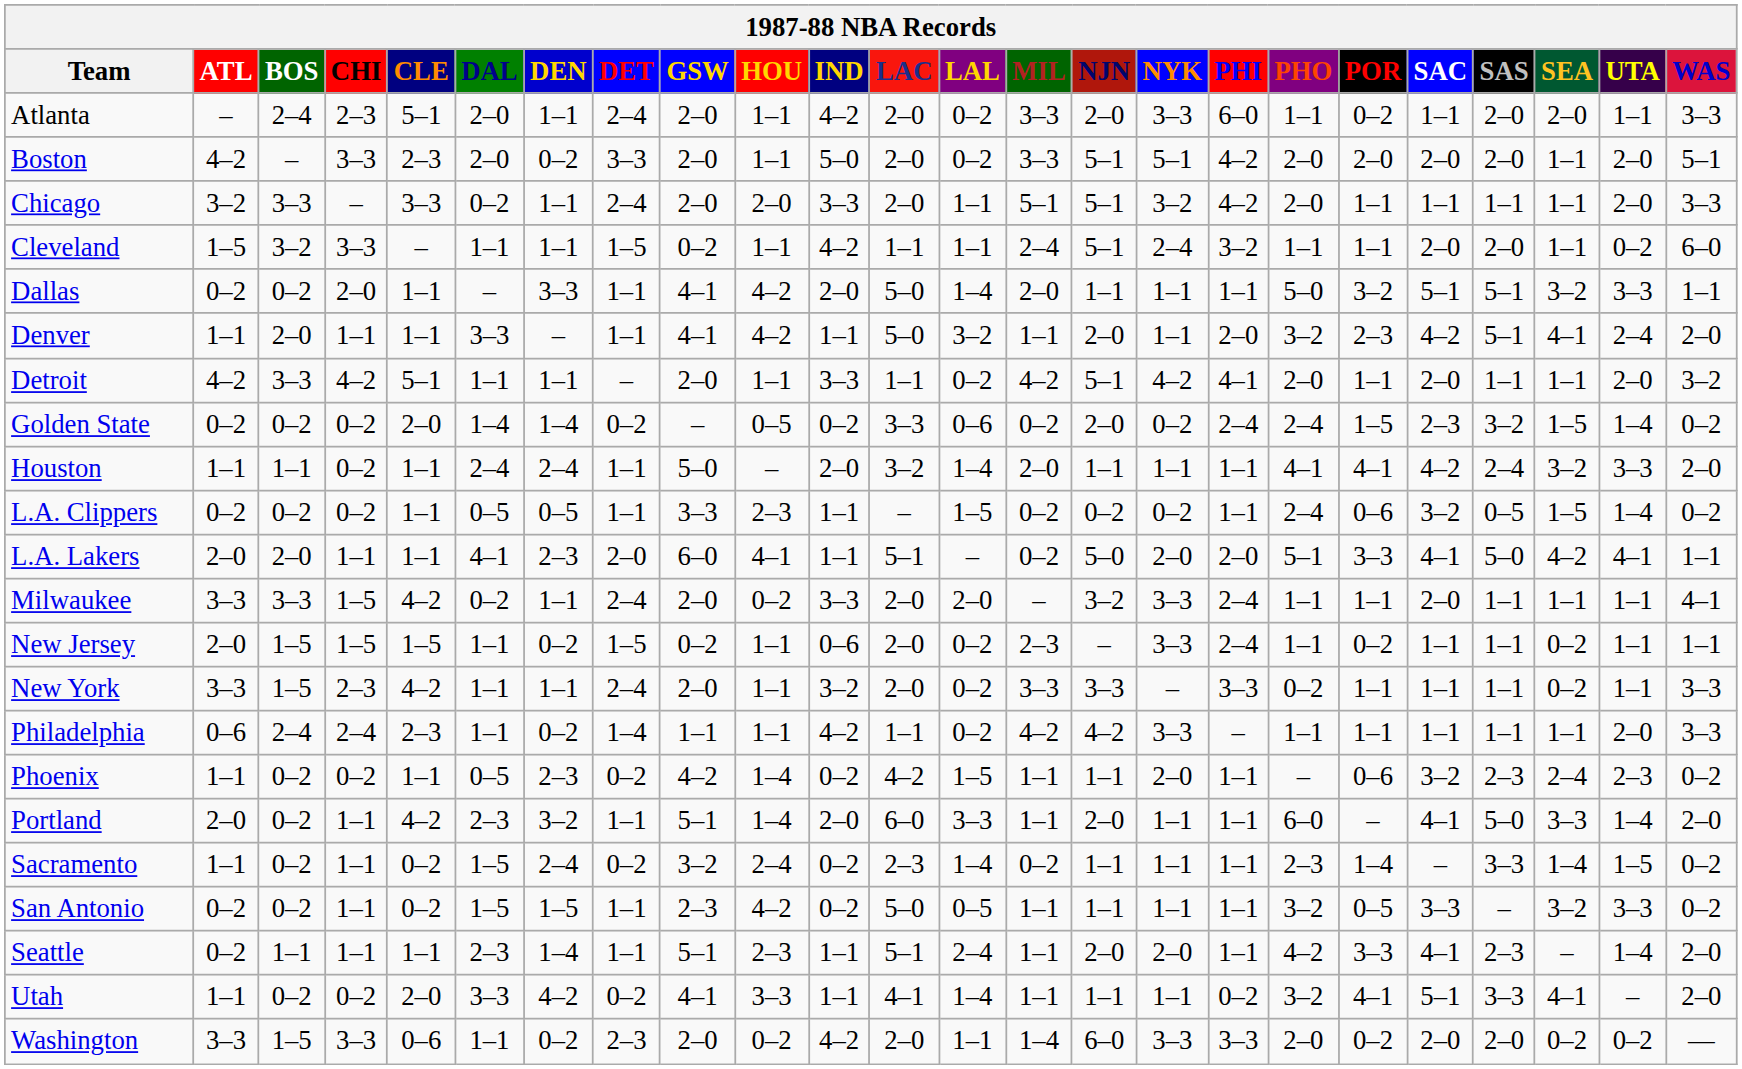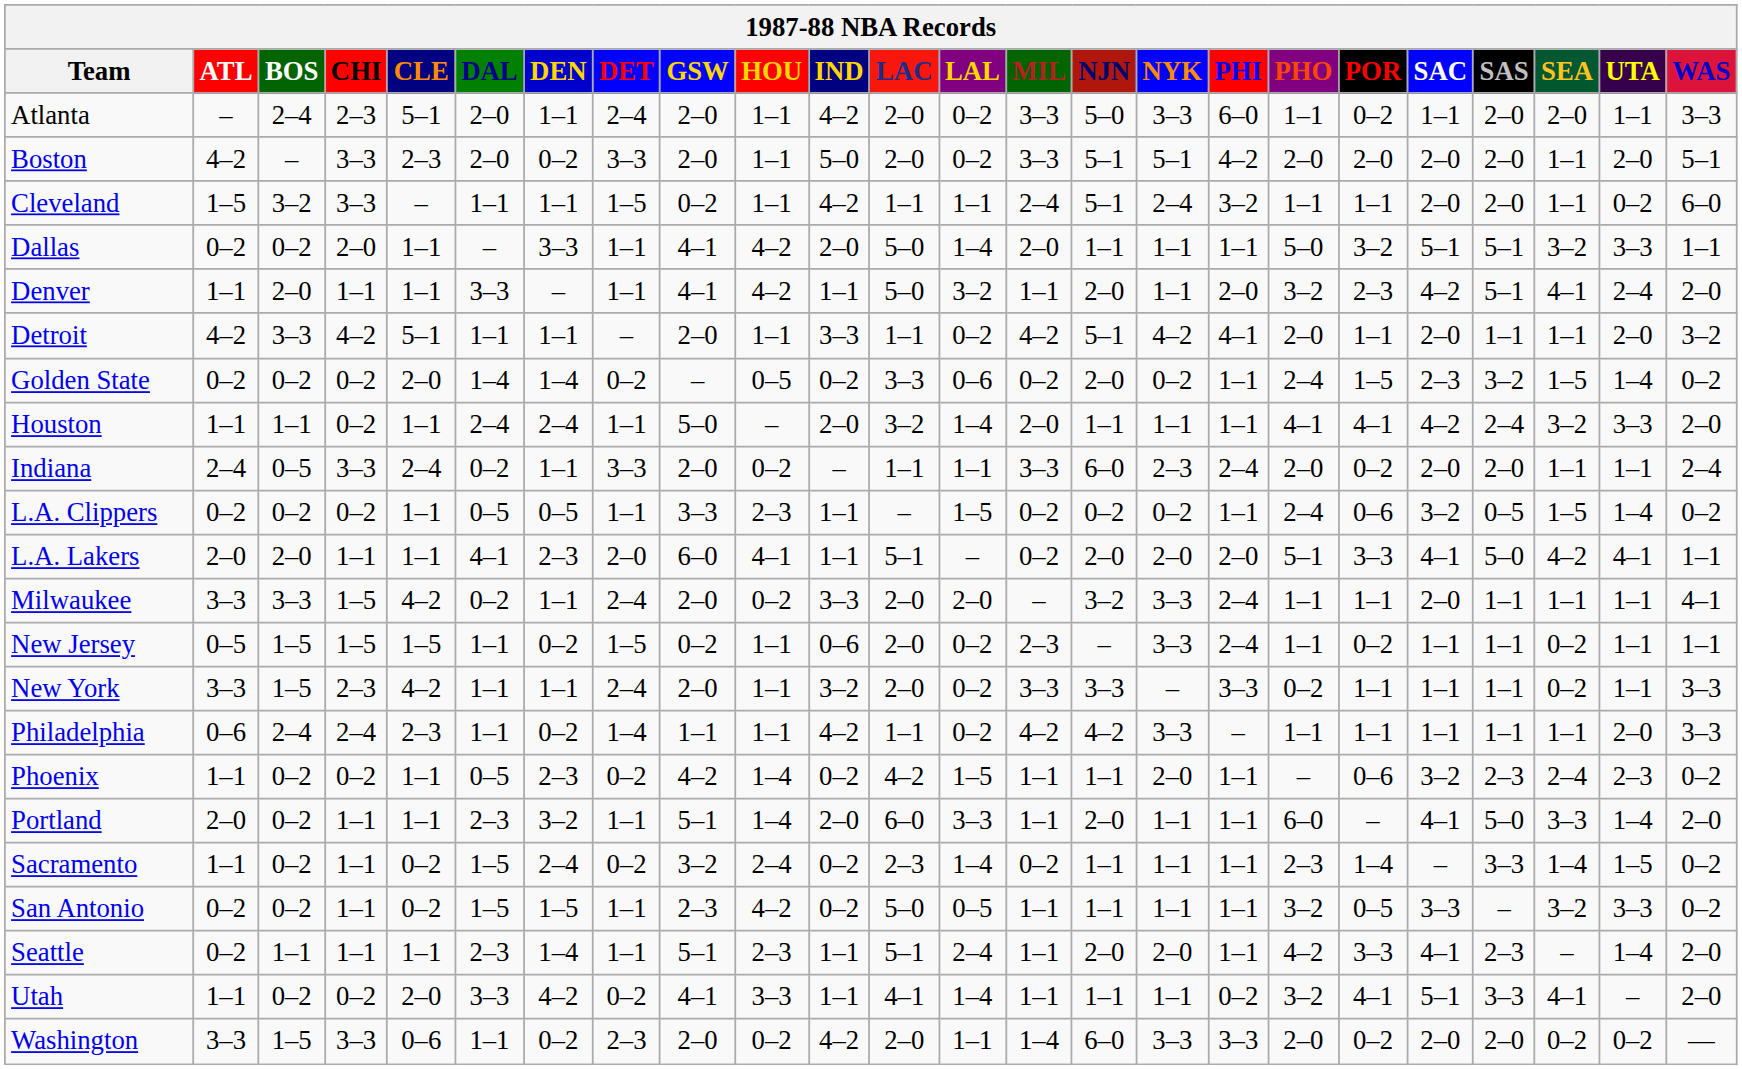(1104, 114) 2–0 -> (1104, 114) 5–0
- row: (56, 203)
(1238, 423) 2–4 -> (1238, 379) 1–1
+ row: (51, 467)
(1104, 556) 5–0 -> (1104, 556) 2–0
(226, 644) 2–0 -> (226, 644) 0–5
(421, 820) 4–2 -> (421, 820) 1–1
